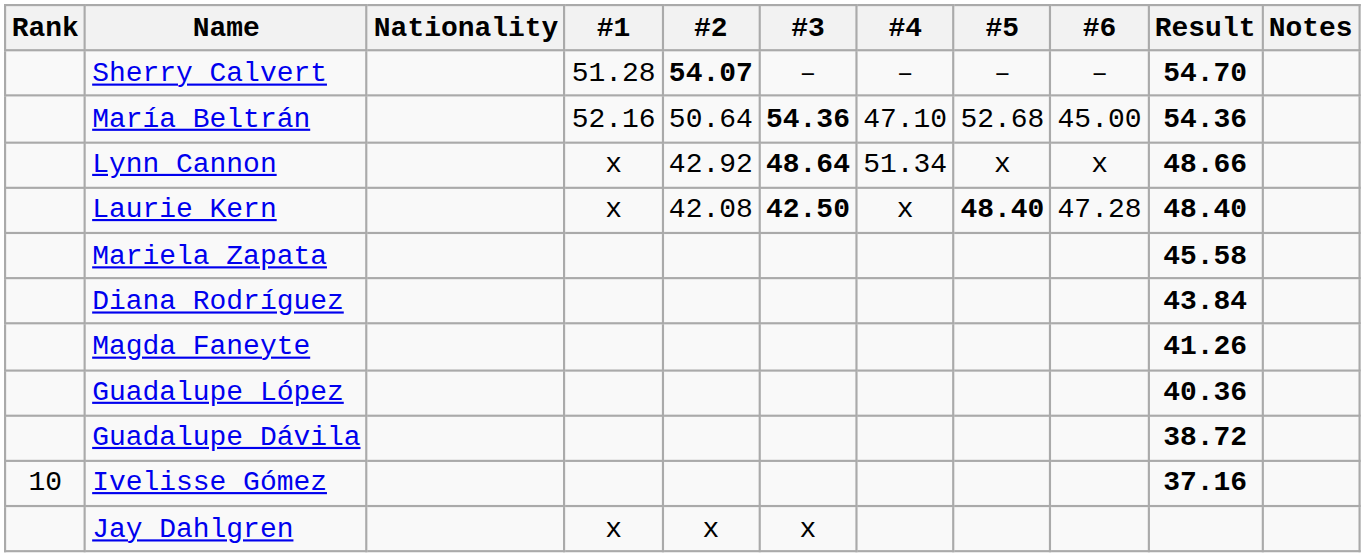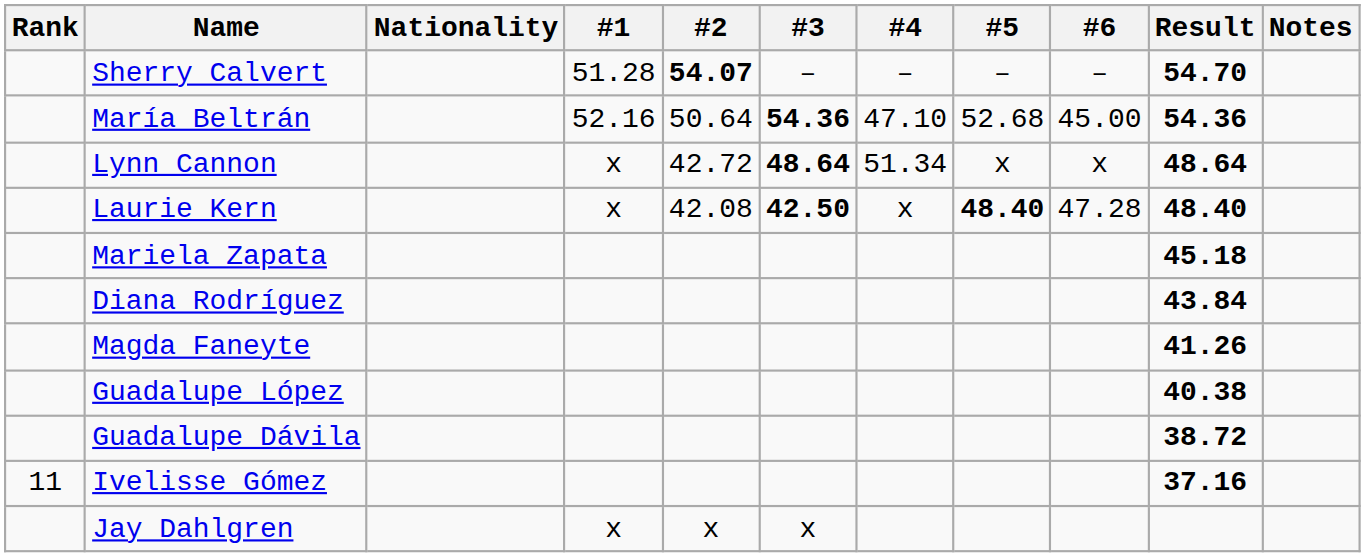(711, 165) 42.92 -> (711, 165) 42.72
(1205, 165) 48.66 -> (1205, 165) 48.64
(1205, 256) 45.58 -> (1205, 256) 45.18
(1205, 392) 40.36 -> (1205, 392) 40.38
(45, 483) 10 -> (45, 483) 11
